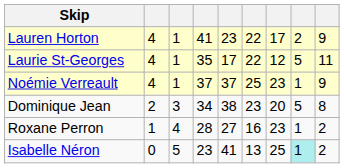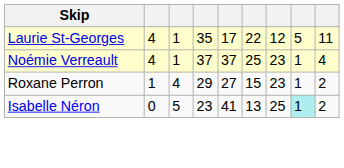- row: (53, 38)
(322, 83) 9 -> (322, 60) 4
- row: (59, 106)
(204, 128) 28 -> (204, 83) 29
(253, 128) 16 -> (253, 83) 15
